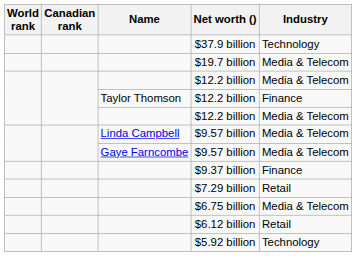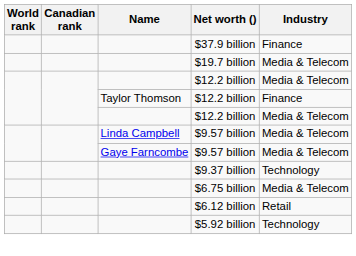(291, 44) Technology -> (282, 44) Finance
(282, 170) Finance -> (291, 170) Technology
- row: (144, 188)
